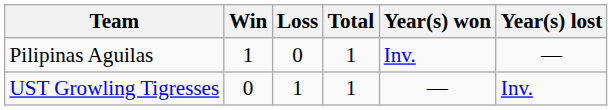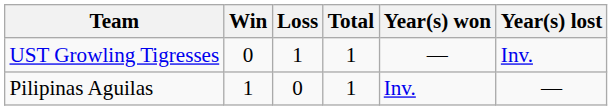rows swapped: (81, 54) <-> (114, 88)
